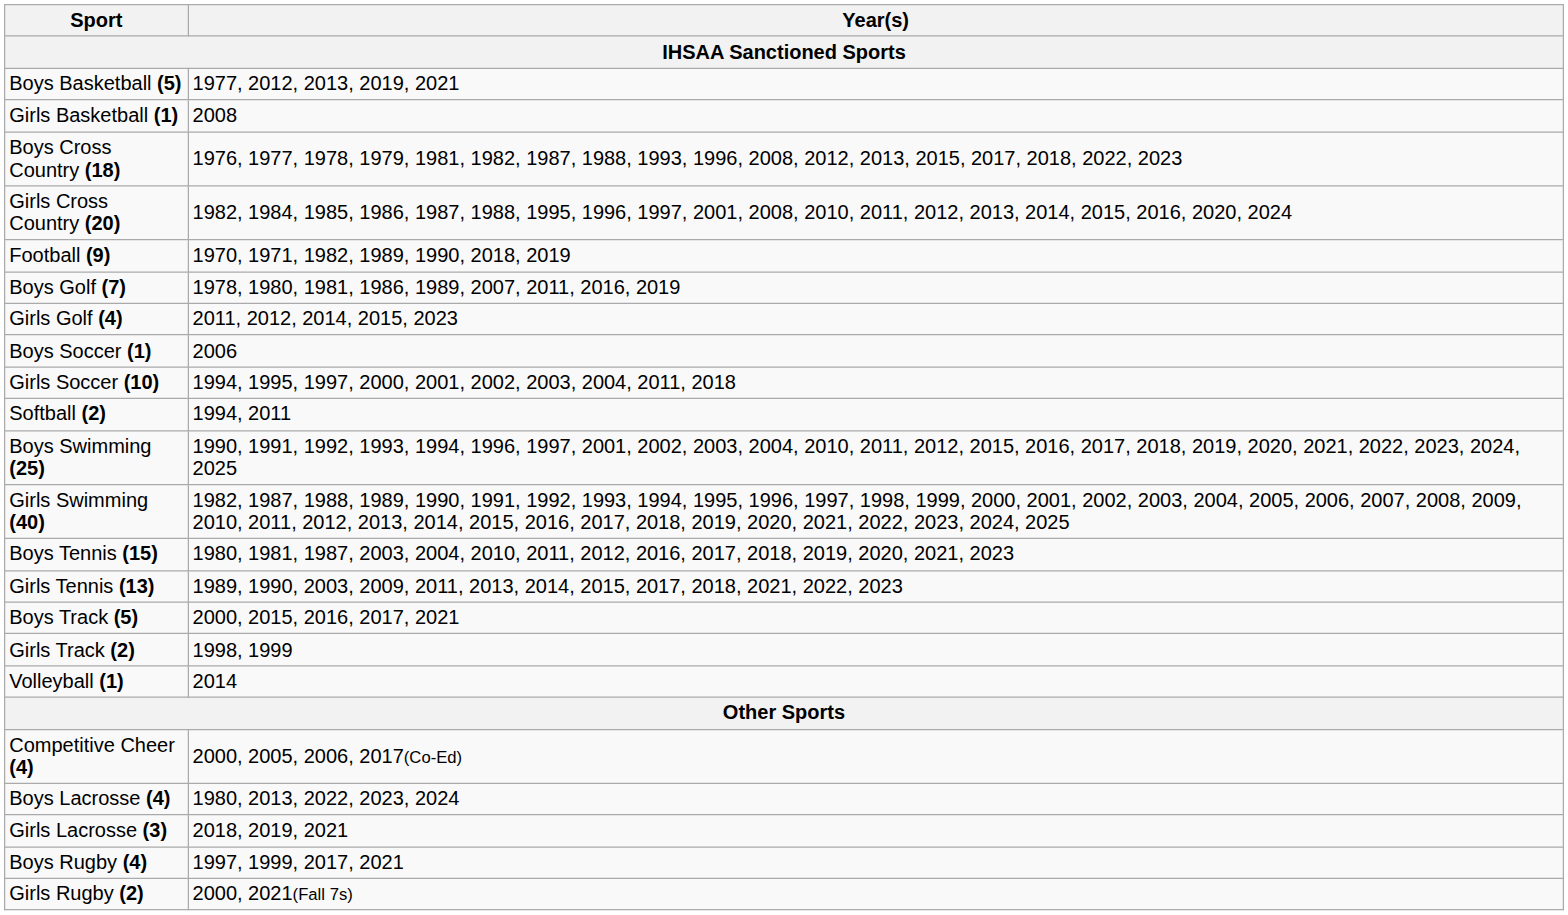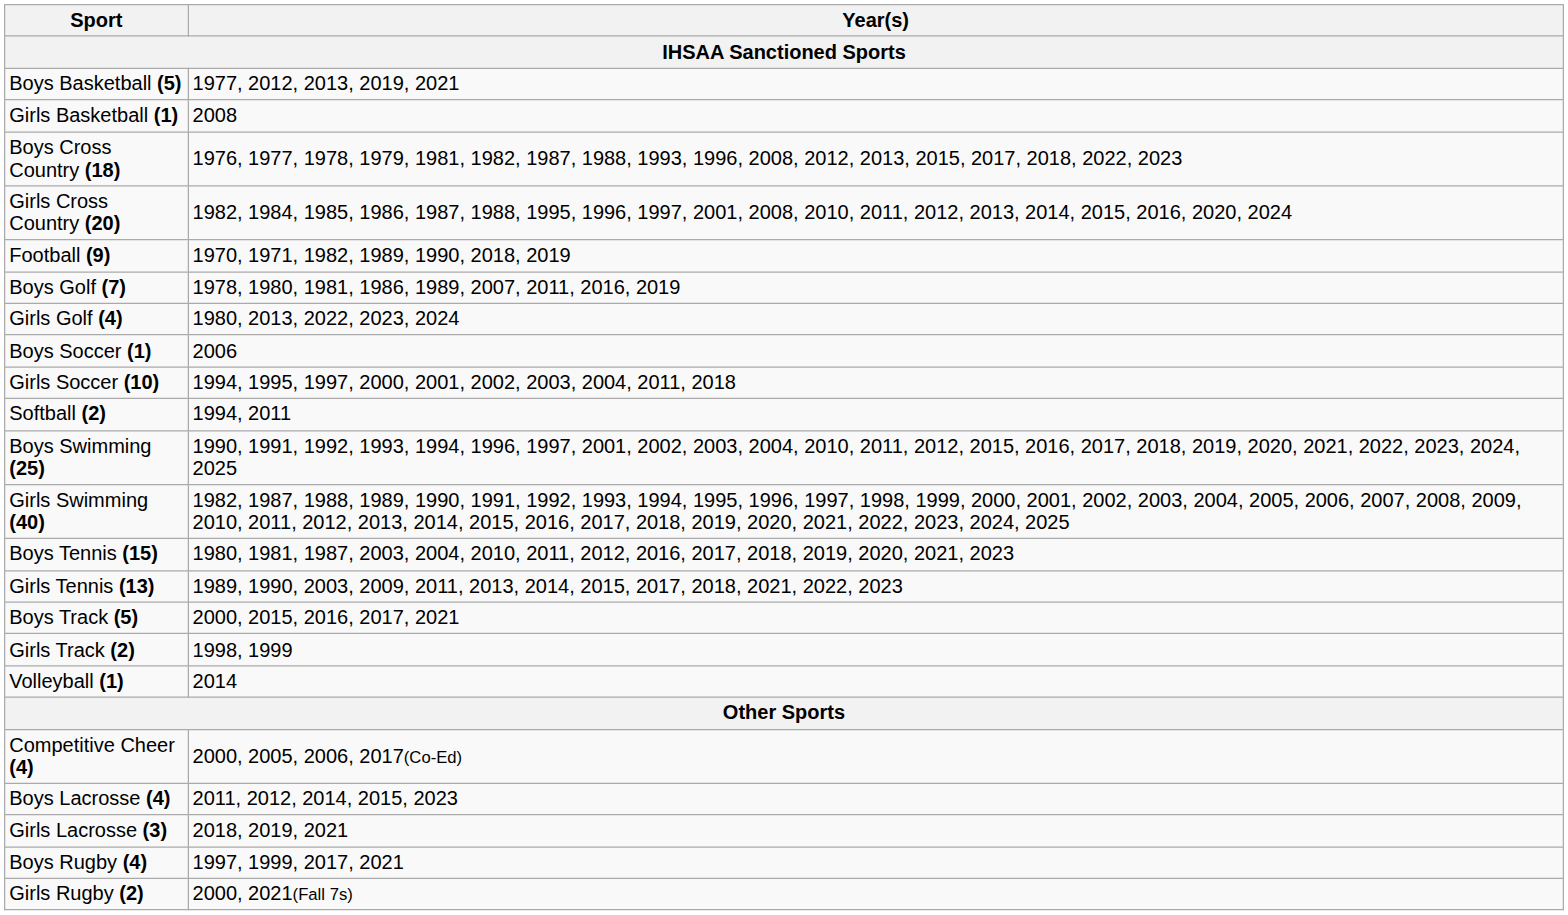(325, 319) 2011, 2012, 2014, 2015, 2023 -> (326, 319) 1980, 2013, 2022, 2023, 2024
(326, 798) 1980, 2013, 2022, 2023, 2024 -> (325, 798) 2011, 2012, 2014, 2015, 2023
